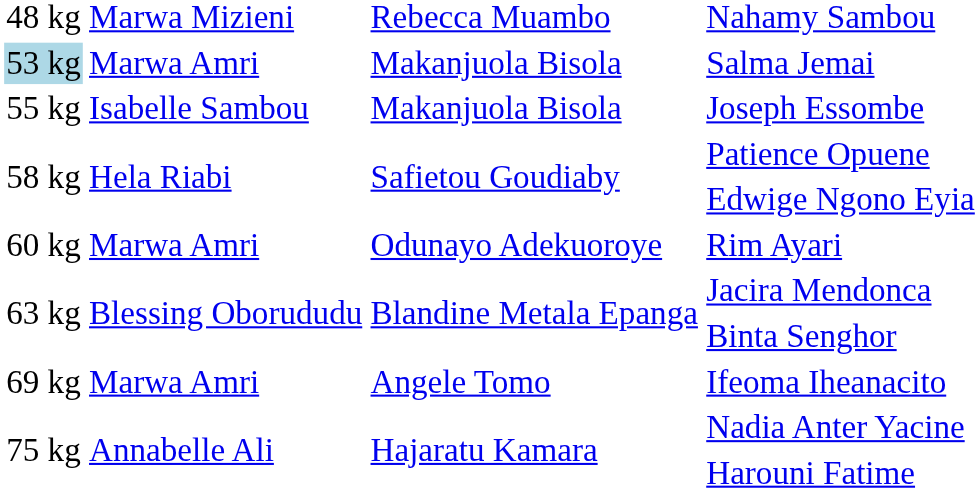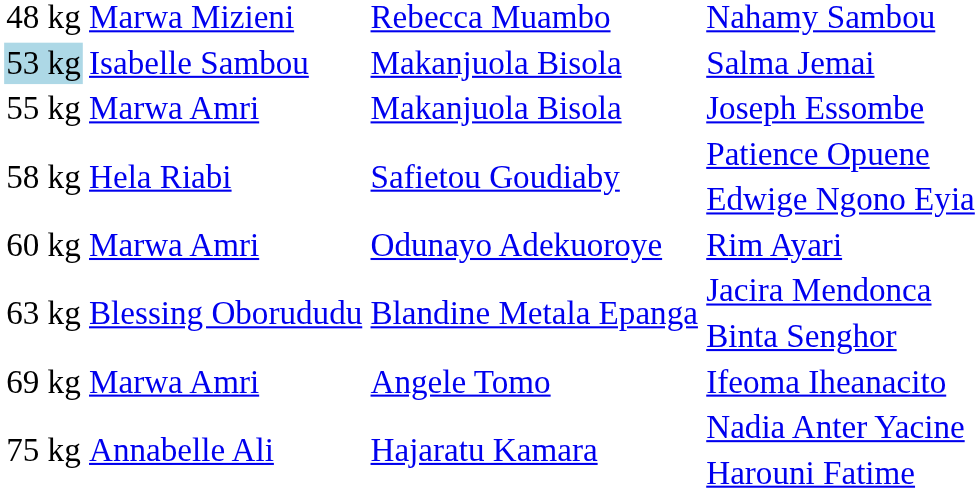(174, 62) Marwa Amri -> (199, 62) Isabelle Sambou
(199, 108) Isabelle Sambou -> (174, 108) Marwa Amri
